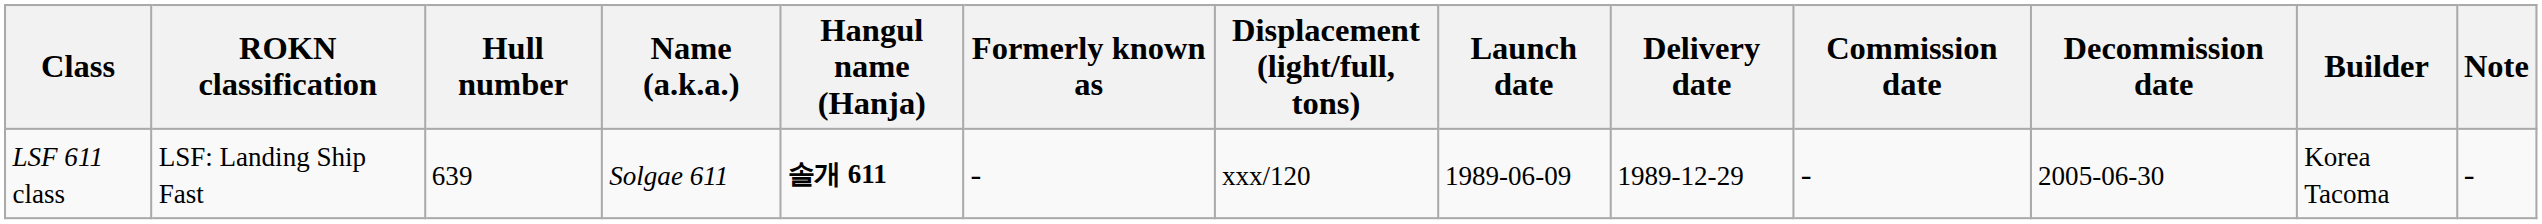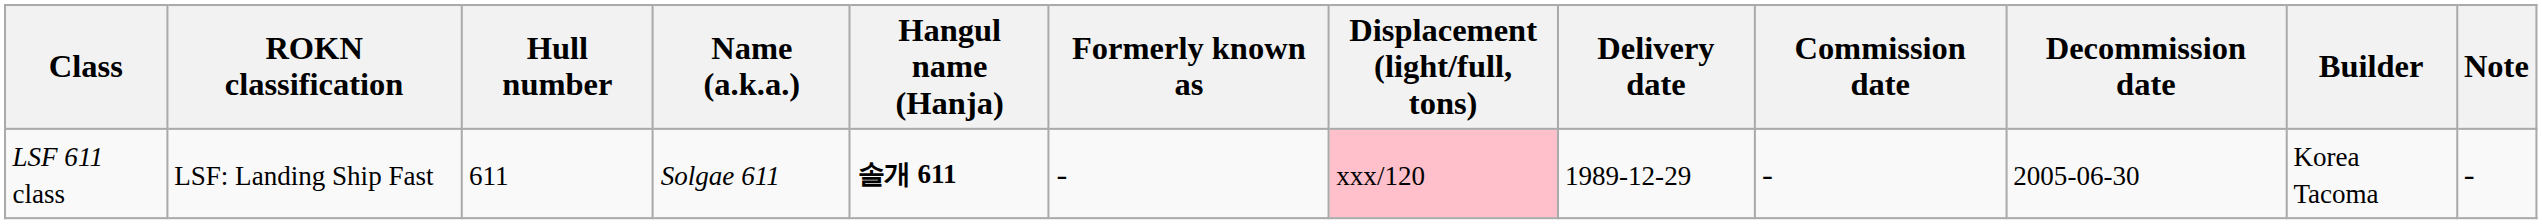- column: (1524, 66)
(452, 175) 639 -> (489, 175) 611
(1266, 175) no background -> (1381, 175) pink background
